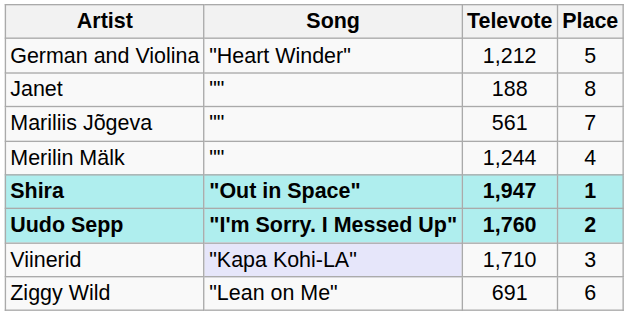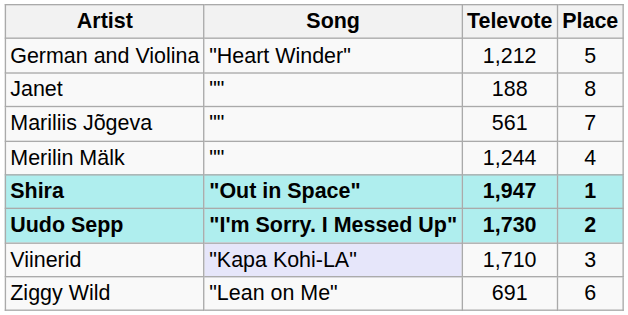(510, 225) 1,760 -> (510, 225) 1,730
